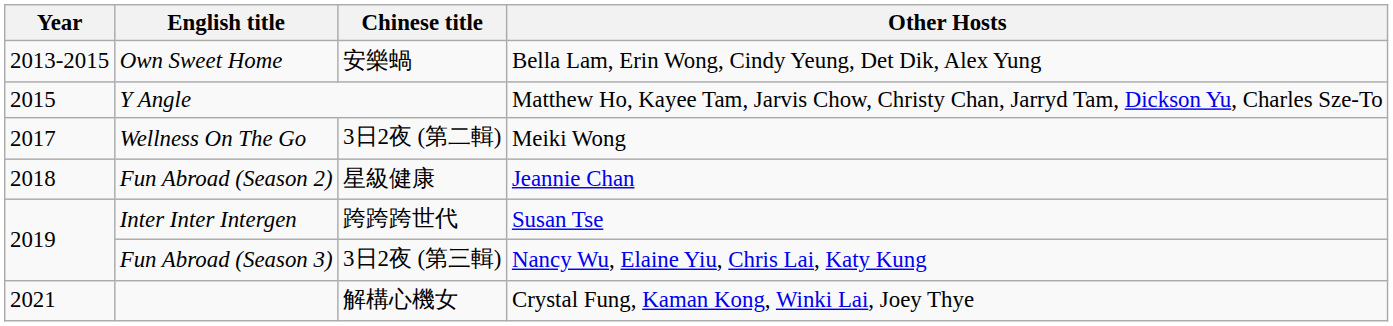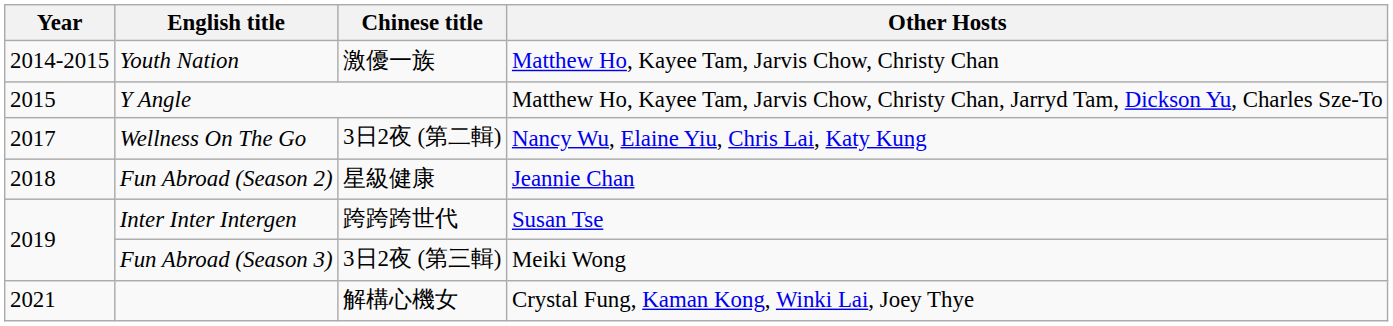- row: (201, 61)
+ row: (179, 61)
(569, 137) Meiki Wong -> (719, 137) Nancy Wu, Elaine Yiu, Chris Lai, Katy Kung
(719, 259) Nancy Wu, Elaine Yiu, Chris Lai, Katy Kung -> (569, 259) Meiki Wong
